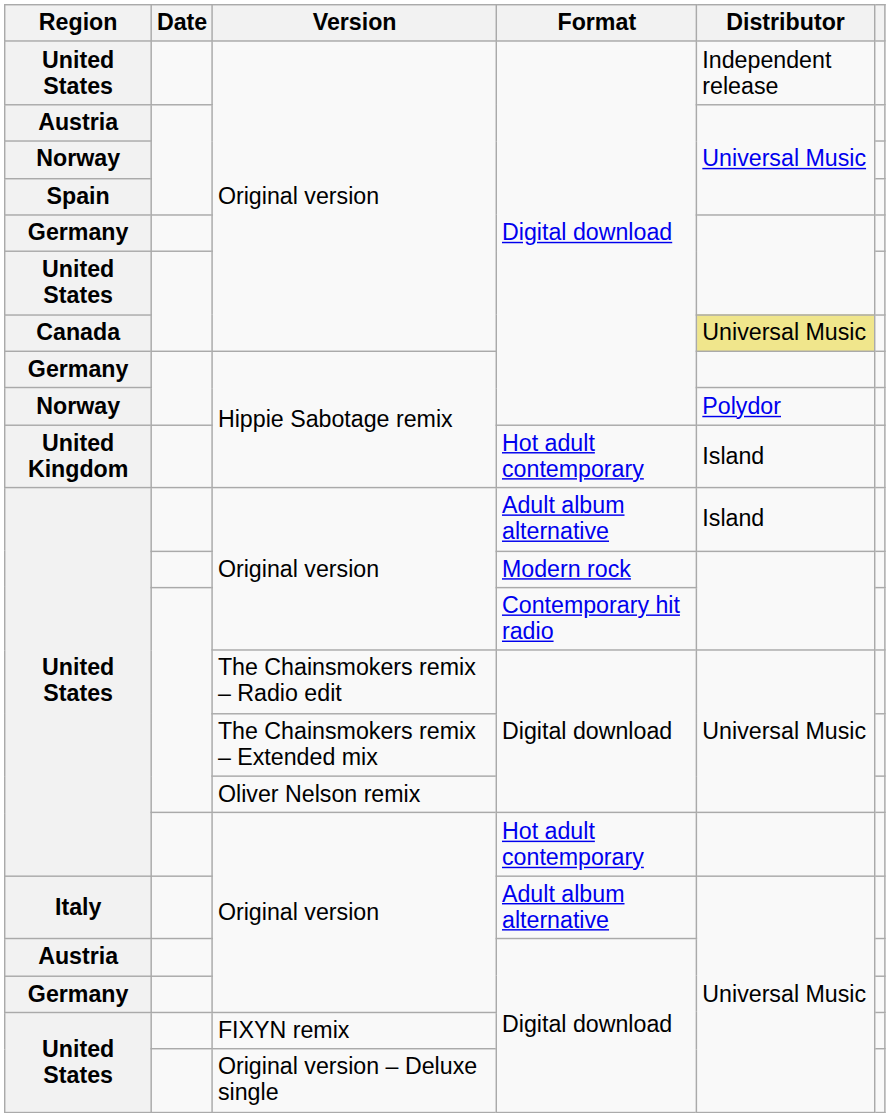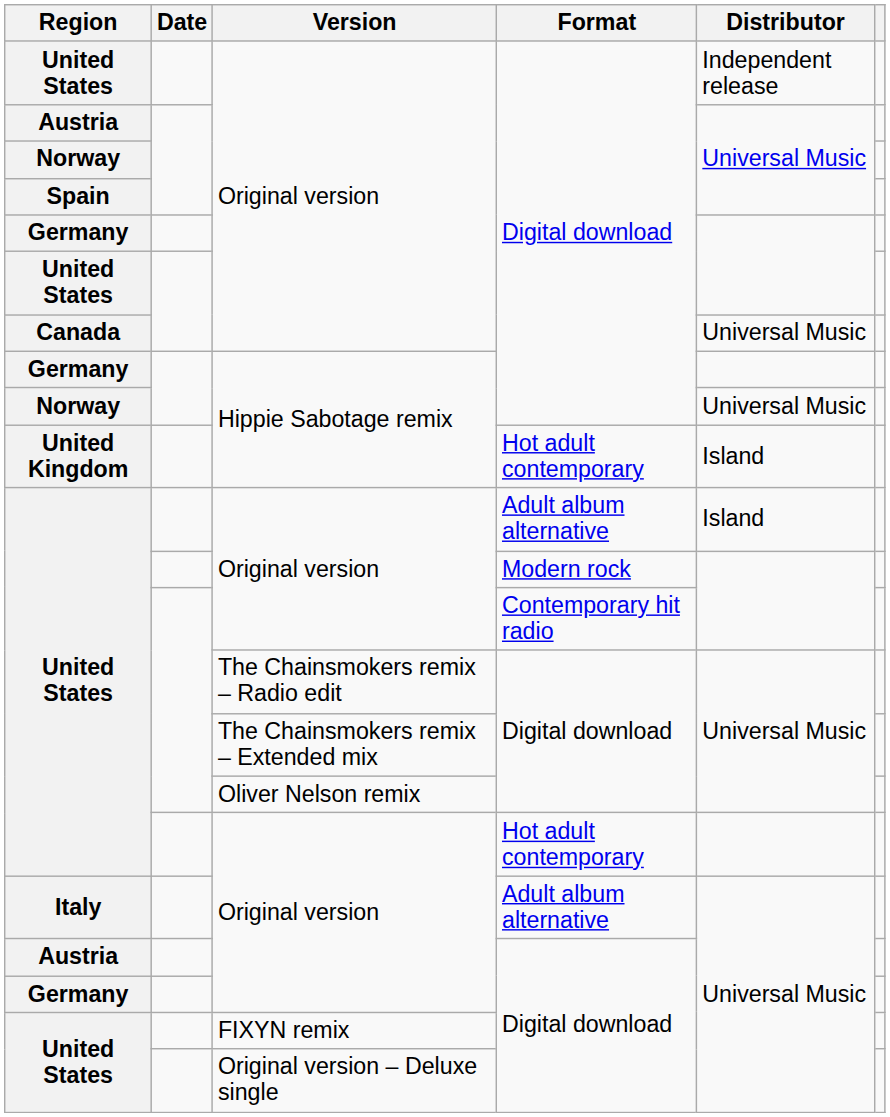(784, 332) khaki background -> (784, 332) no background
(742, 406) Polydor -> (784, 406) Universal Music
